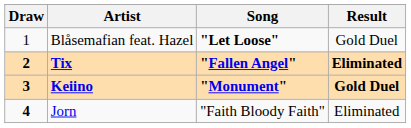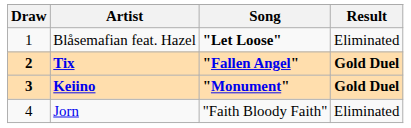(367, 39) Gold Duel -> (367, 39) Eliminated
(367, 63) Eliminated -> (367, 63) Gold Duel
(26, 110) bold -> (29, 110) normal
